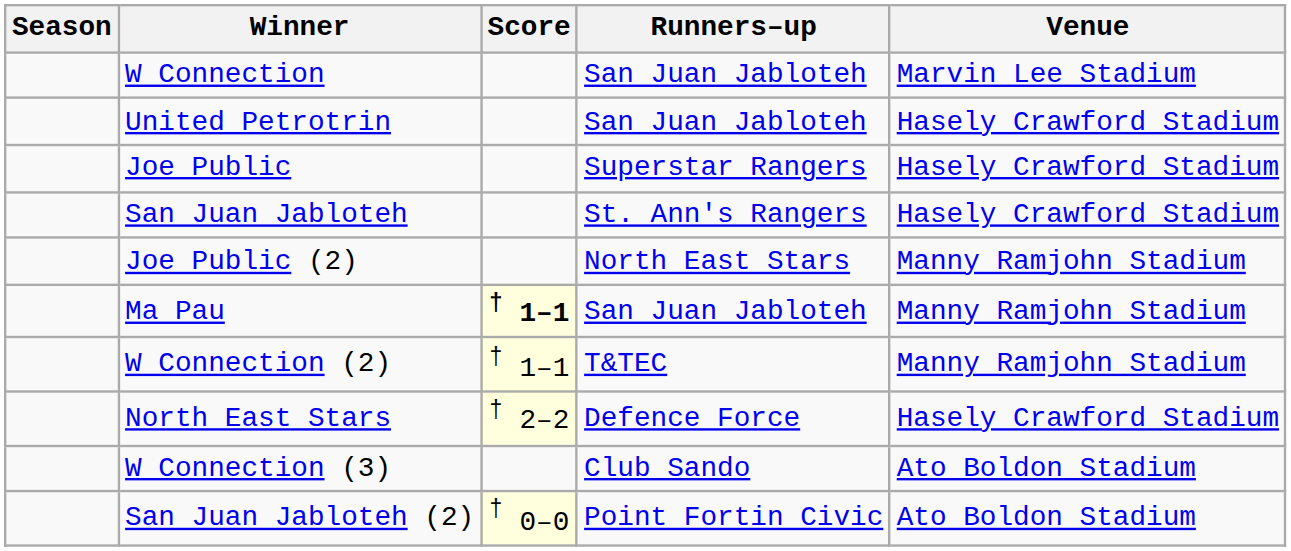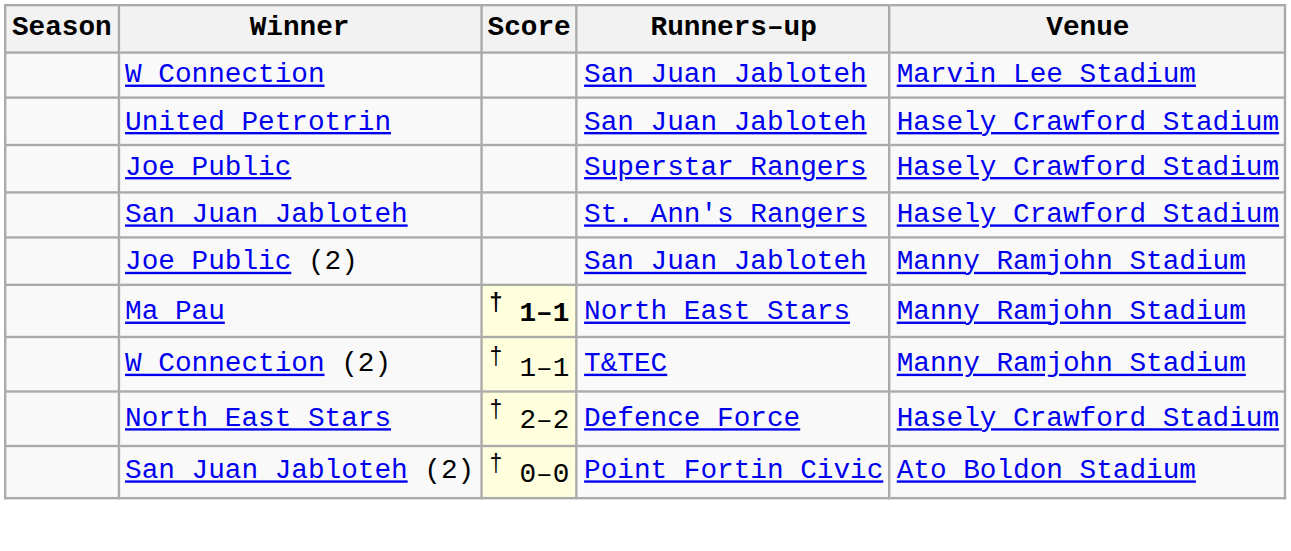(717, 261) North East Stars -> (725, 261) San Juan Jabloteh
(725, 311) San Juan Jabloteh -> (717, 311) North East Stars
- row: (258, 468)
